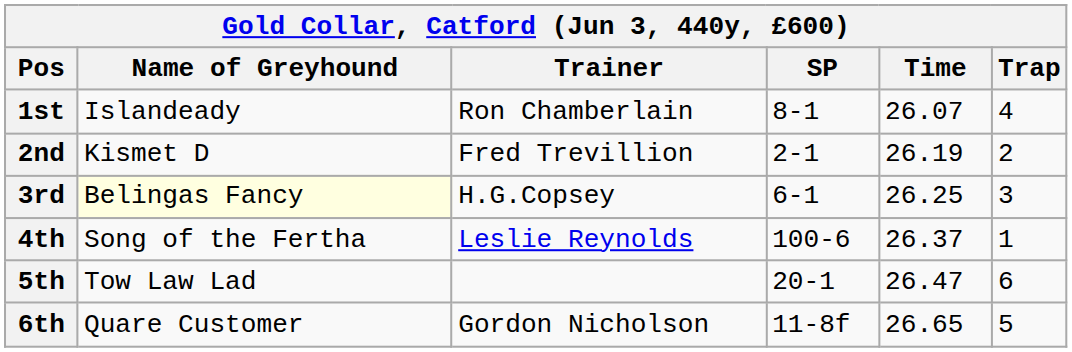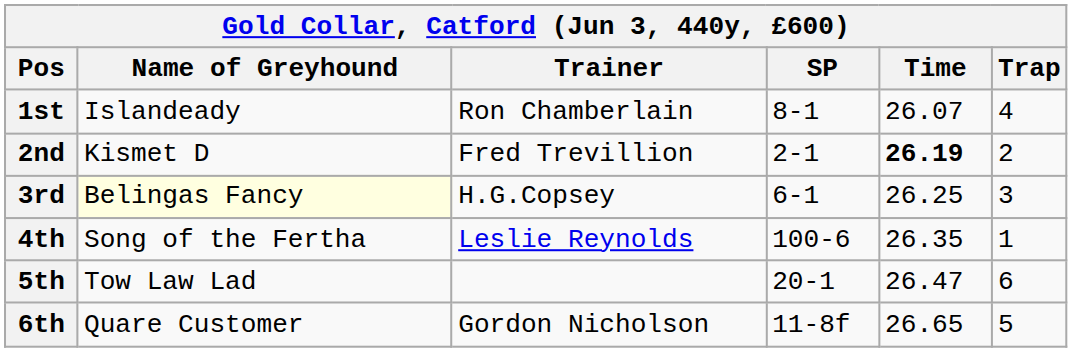(924, 154) normal -> (924, 154) bold
(924, 239) 26.37 -> (924, 239) 26.35
